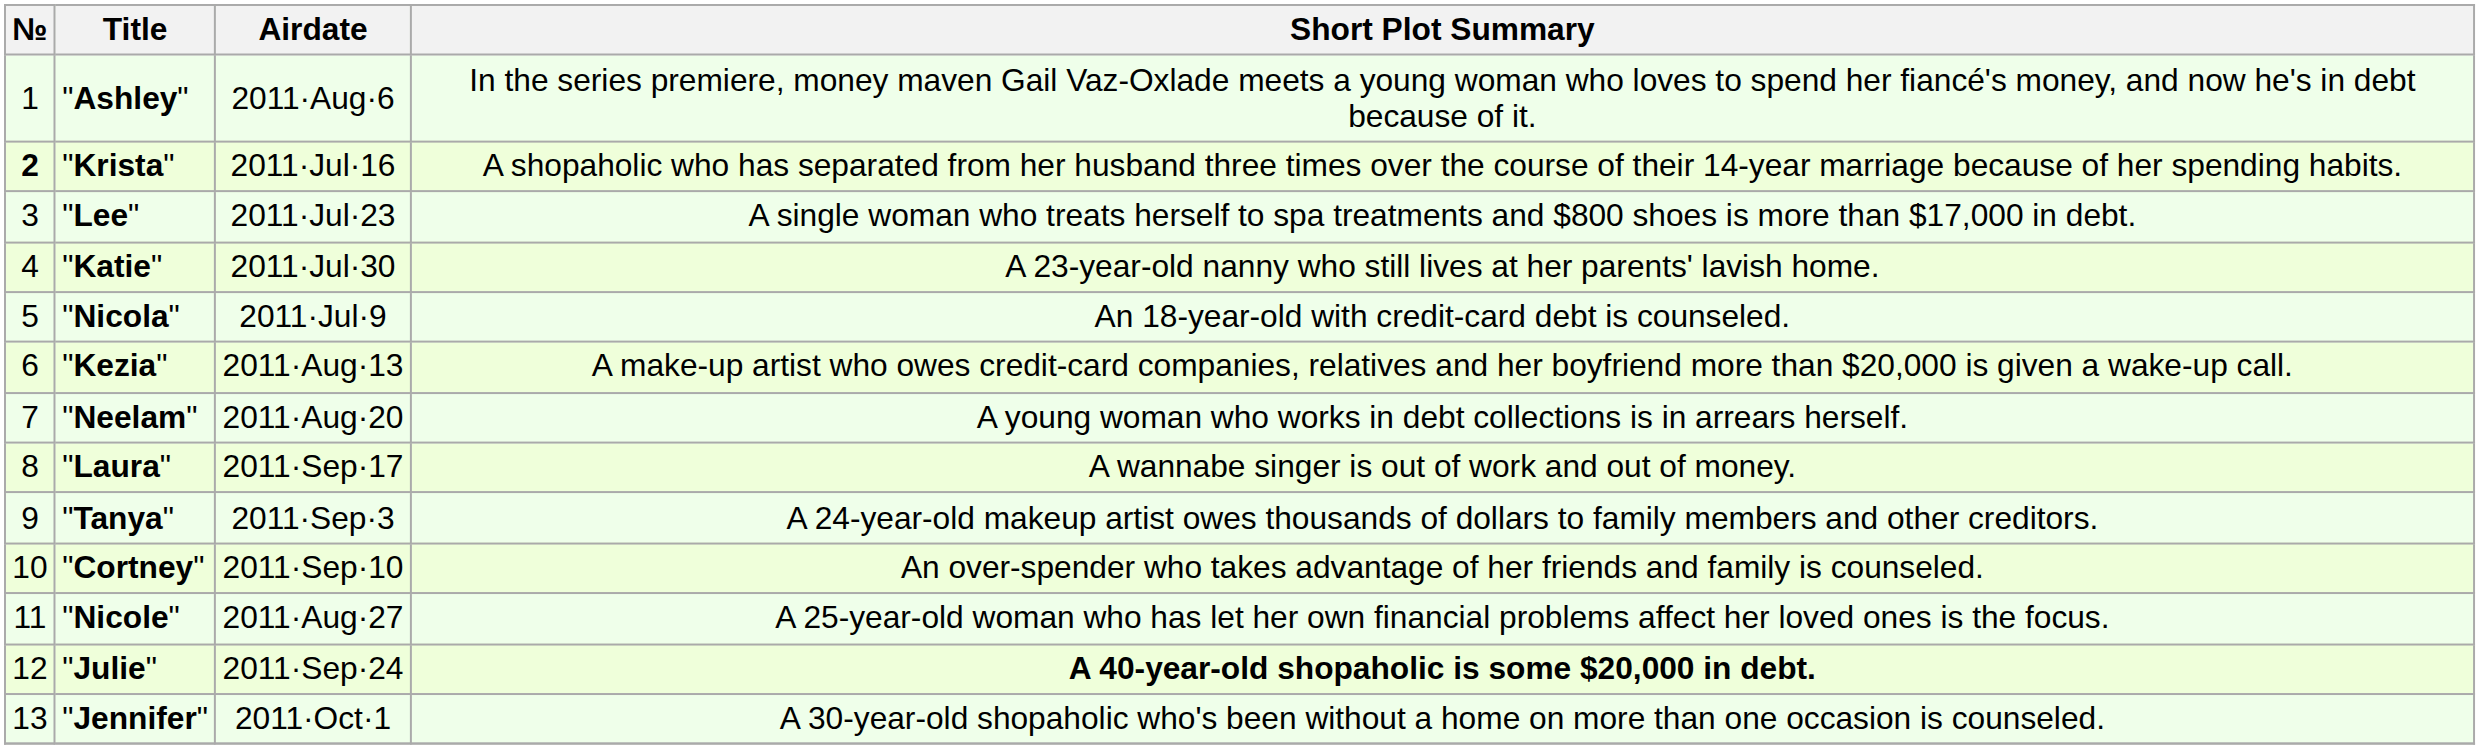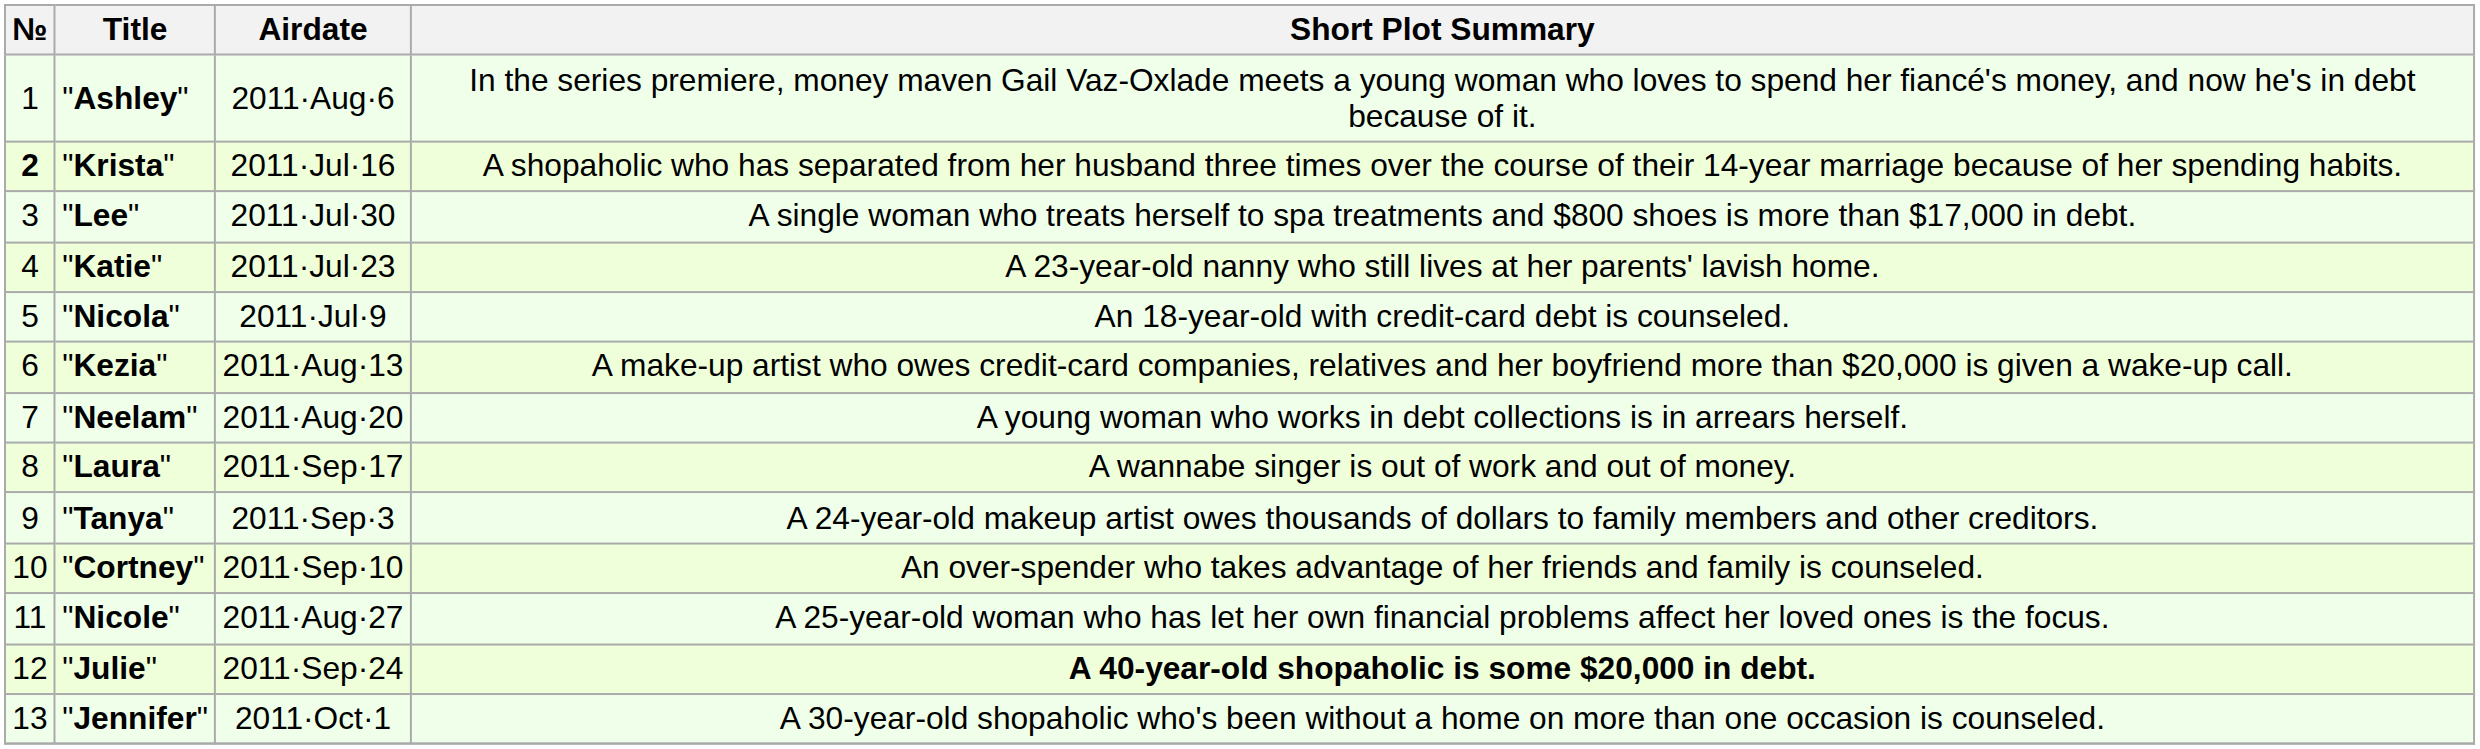(313, 215) 2011·Jul·23 -> (313, 215) 2011·Jul·30
(313, 266) 2011·Jul·30 -> (313, 266) 2011·Jul·23
